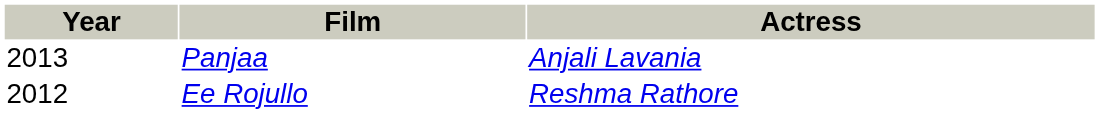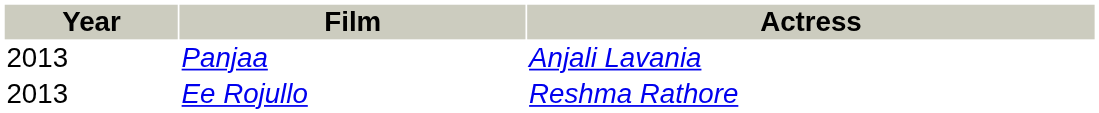(37, 94) 2012 -> (37, 94) 2013
